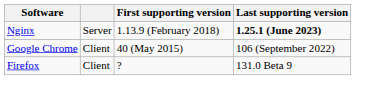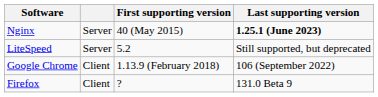(168, 30) 1.13.9 (February 2018) -> (150, 30) 40 (May 2015)
+ row: (29, 48)
(150, 48) 40 (May 2015) -> (168, 65) 1.13.9 (February 2018)
